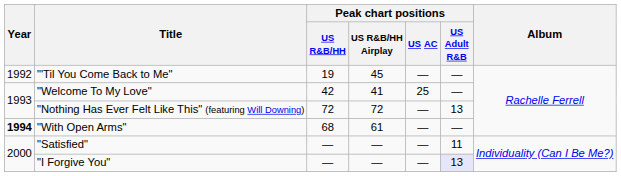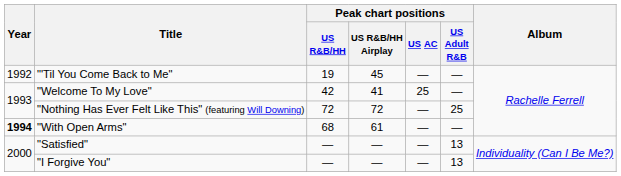(457, 109) 13 -> (457, 109) 25
(457, 145) 11 -> (457, 145) 13
(457, 162) lavender background -> (457, 162) no background
